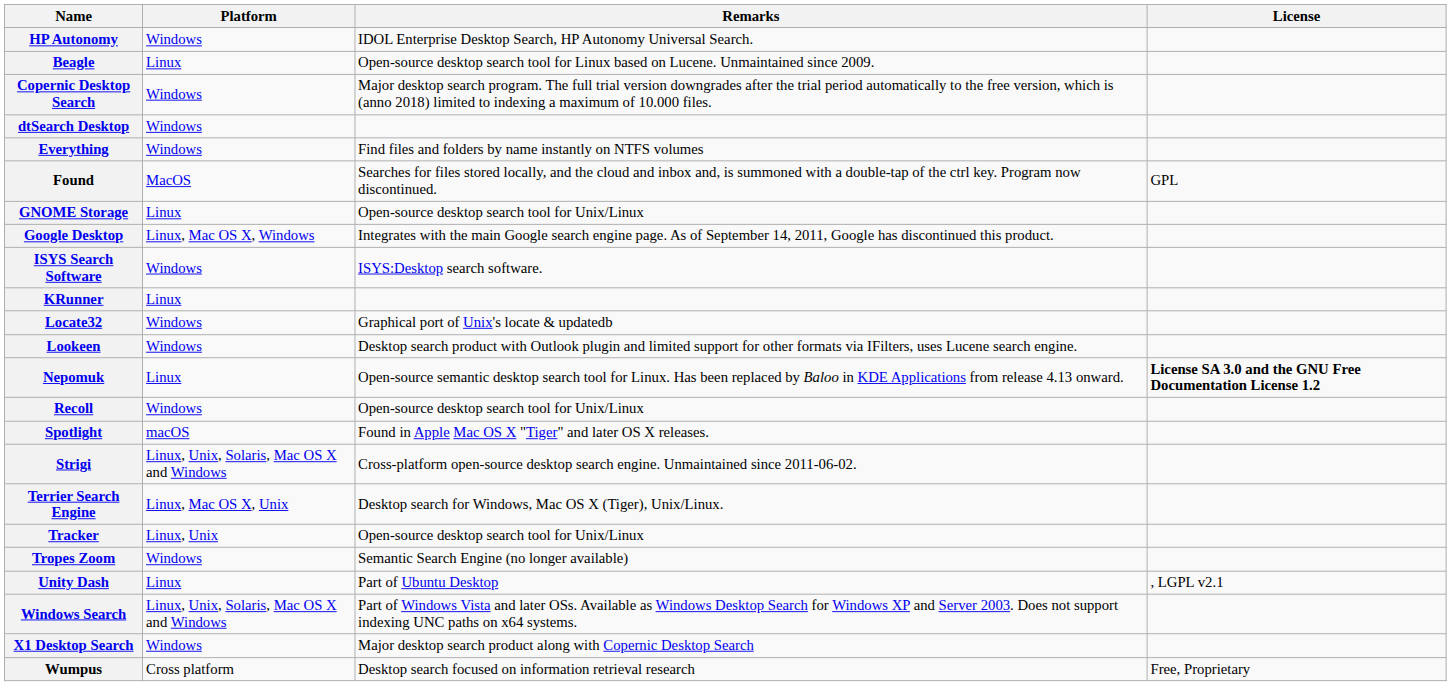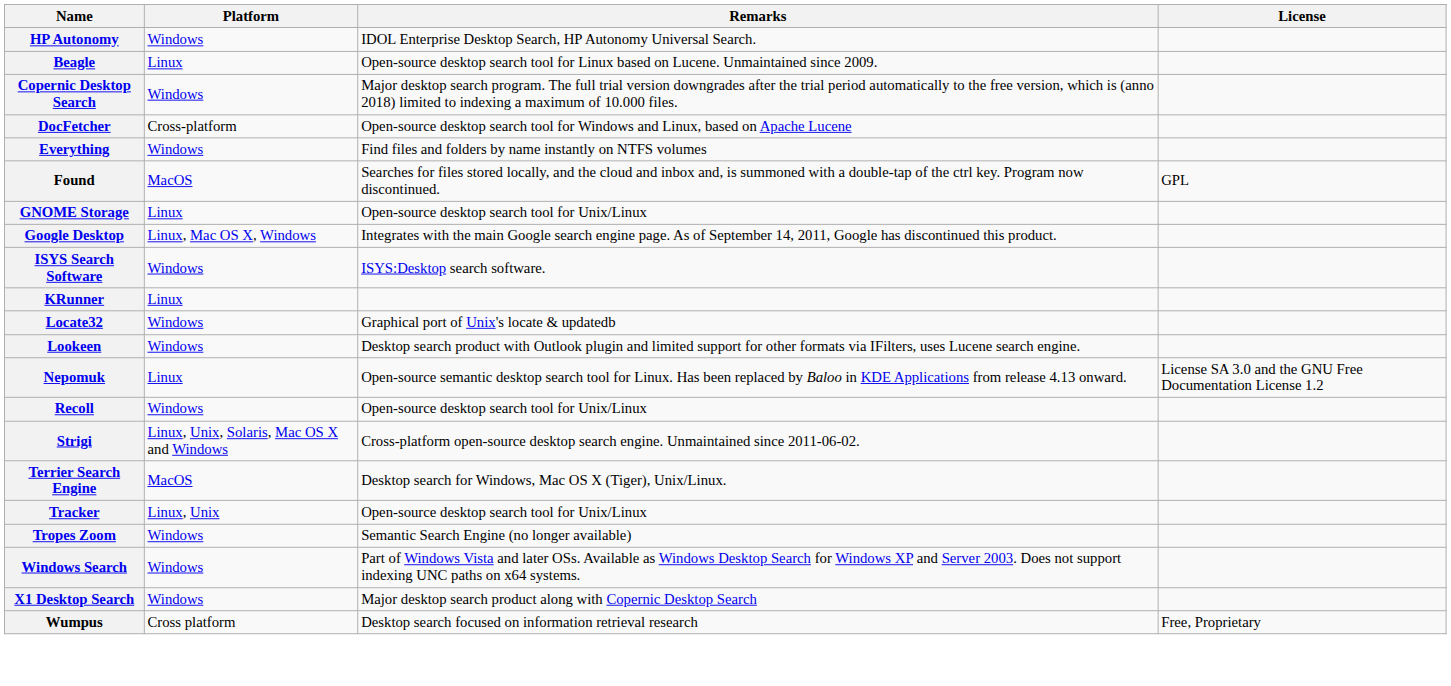+ row: (74, 126)
- row: (74, 126)
(1256, 377) bold -> (1262, 377) normal
- row: (74, 432)
(217, 504) Linux, Mac OS X, Unix -> (170, 480) MacOS
- row: (74, 582)
(241, 614) Linux, Unix, Solaris, Mac OS X and Windows -> (175, 567) Windows
